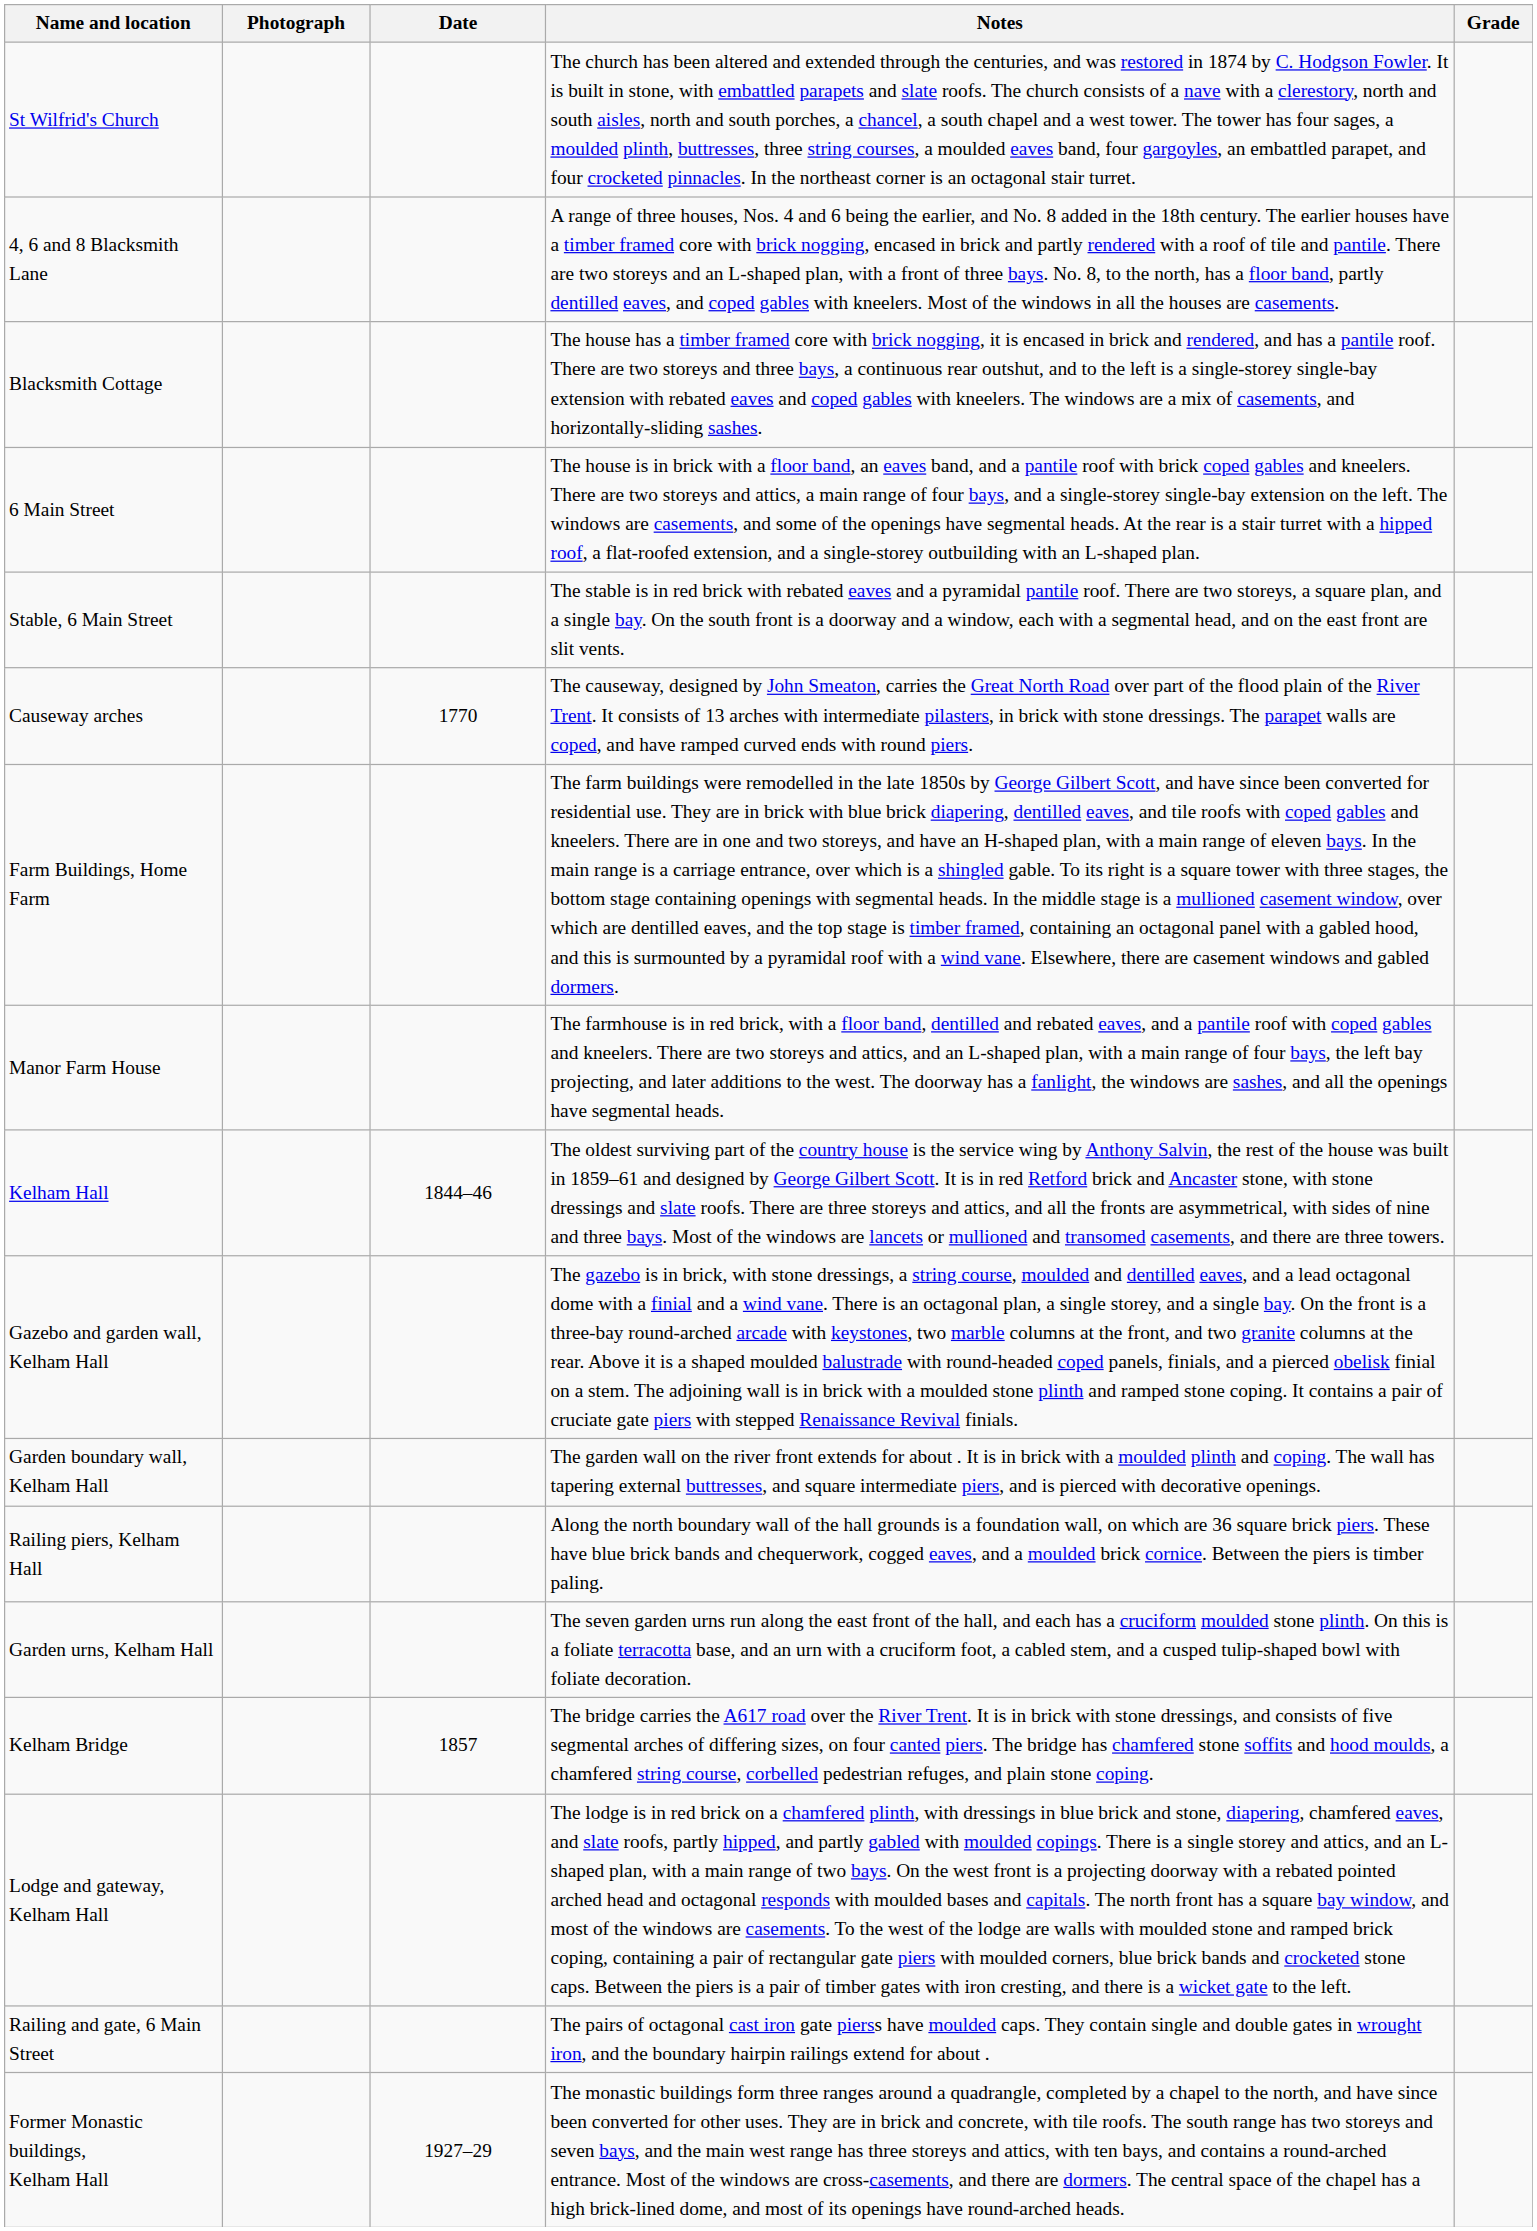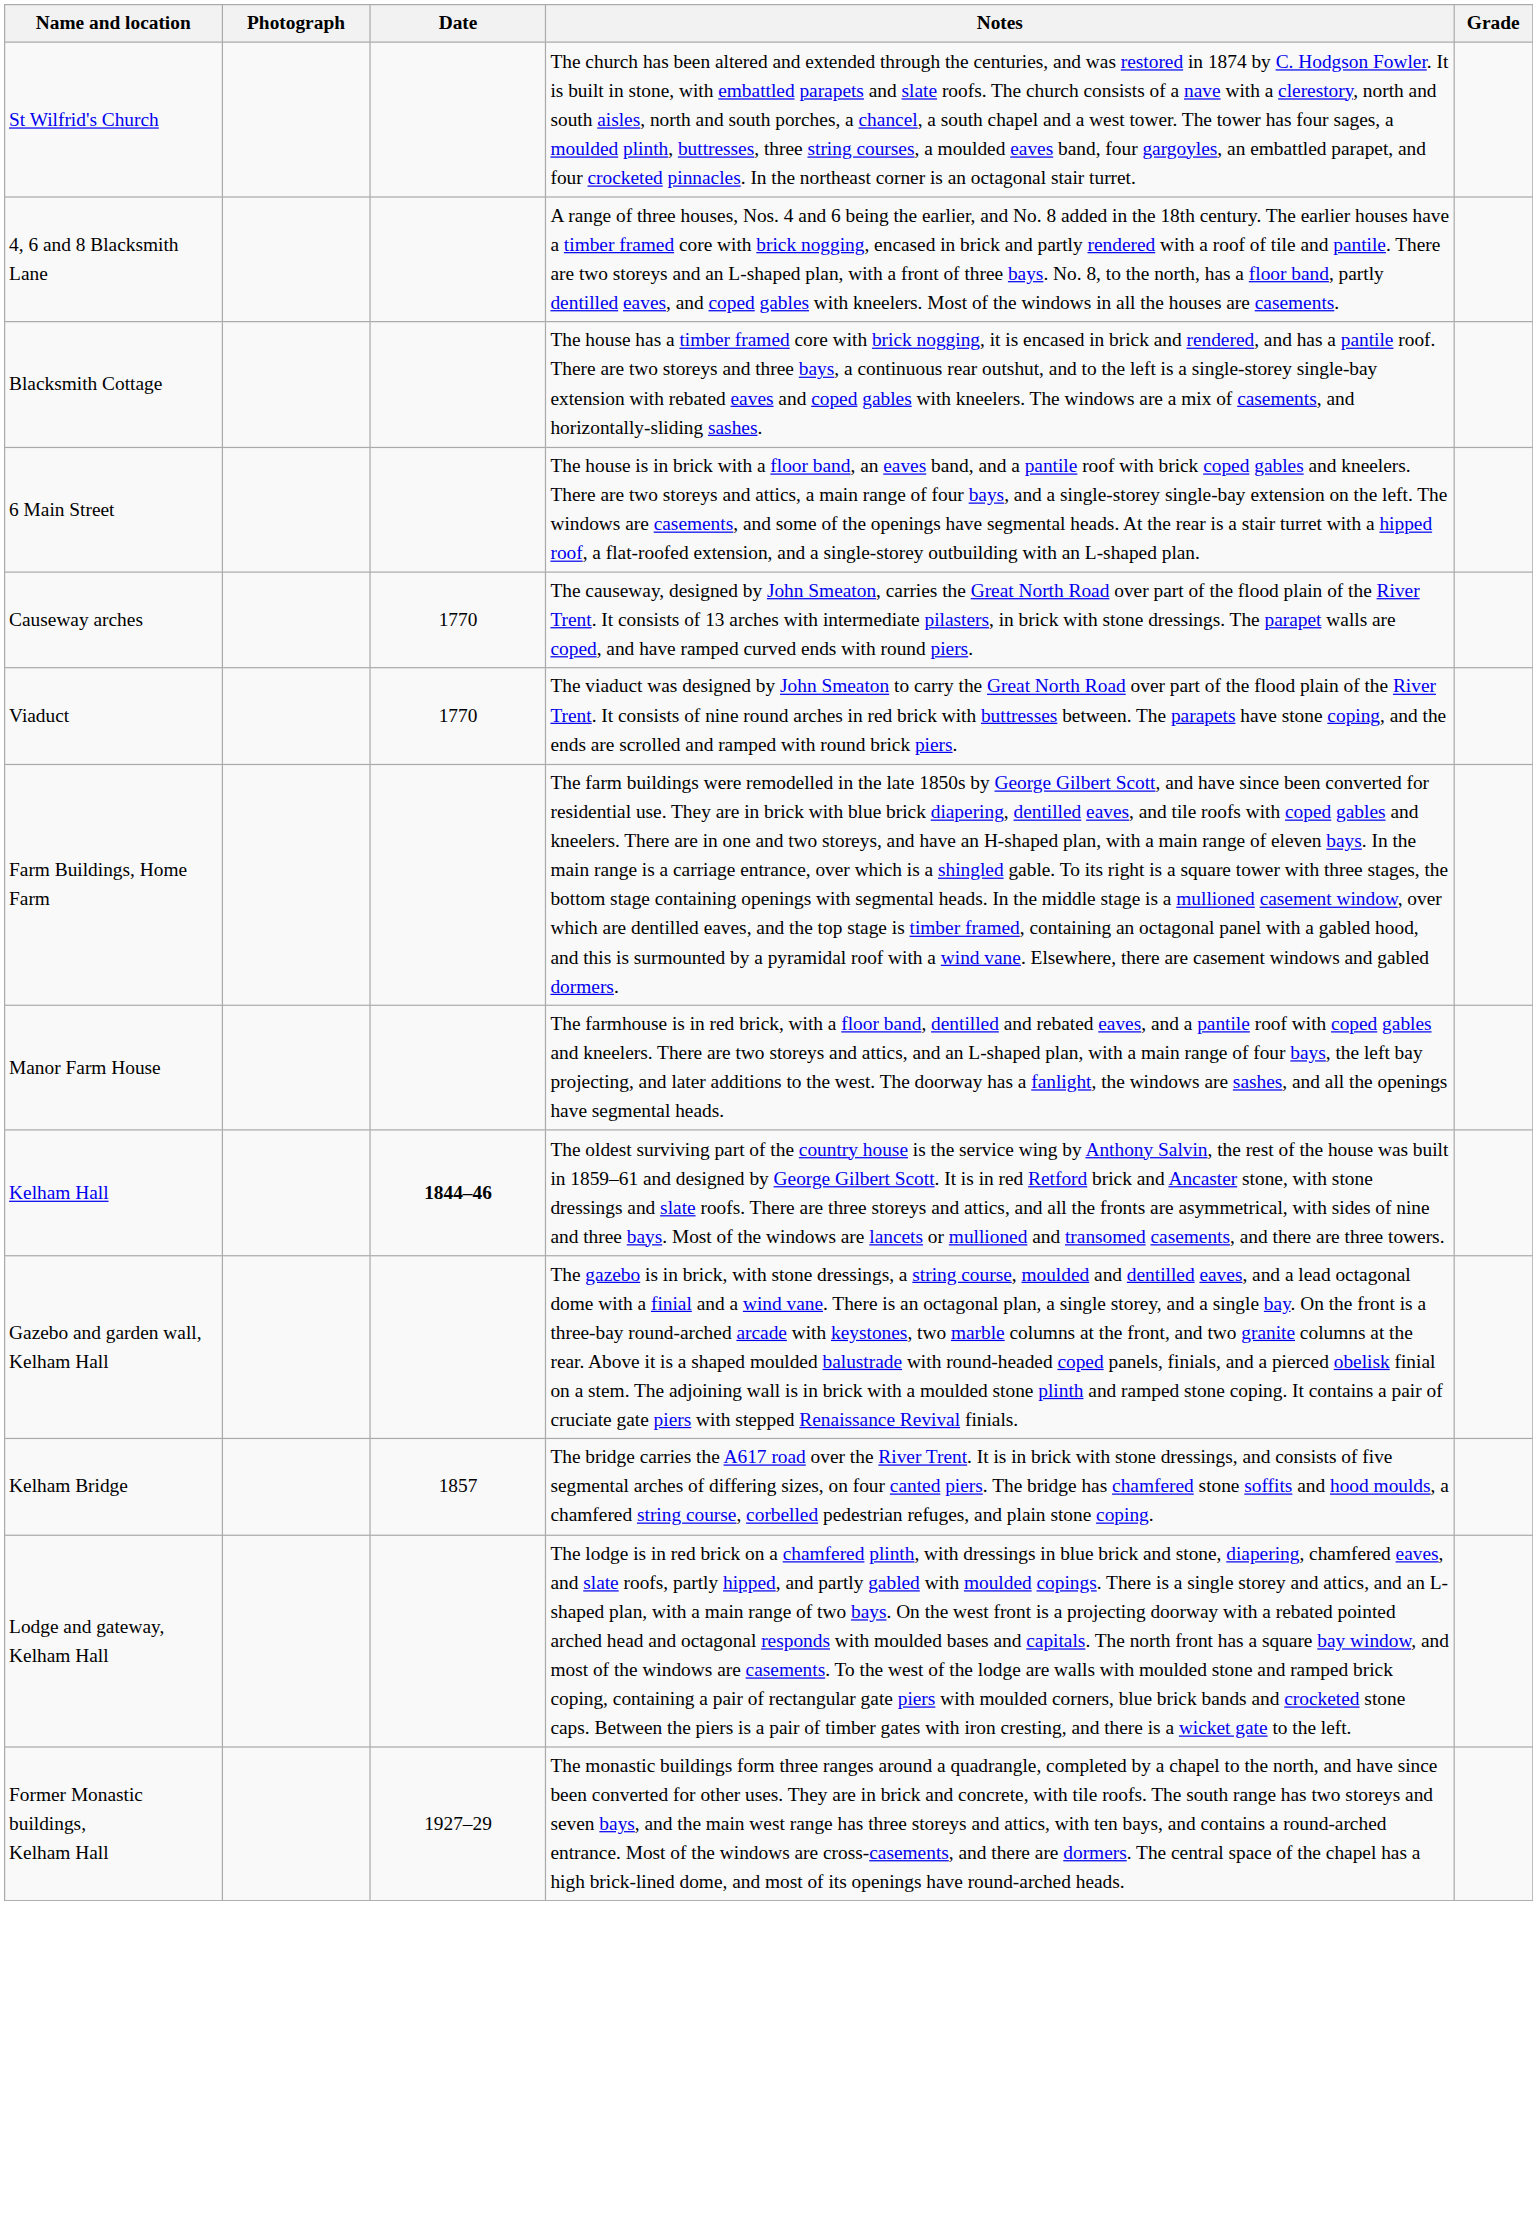- row: (91, 619)
+ row: (39, 715)
(458, 1192) normal -> (458, 1192) bold
- row: (98, 1472)
- row: (94, 1553)
- row: (111, 1649)
- row: (105, 2039)
